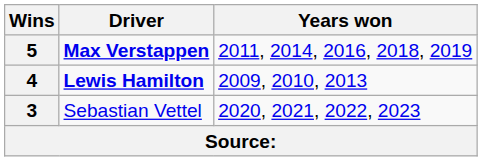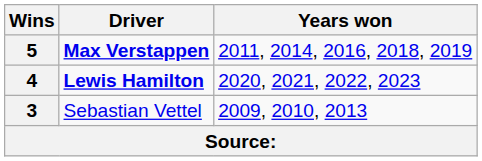(293, 81) 2009, 2010, 2013 -> (319, 81) 2020, 2021, 2022, 2023
(319, 111) 2020, 2021, 2022, 2023 -> (293, 111) 2009, 2010, 2013
